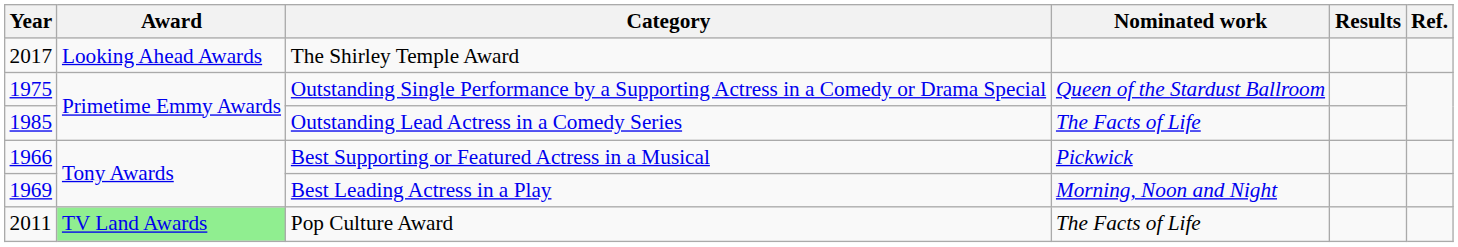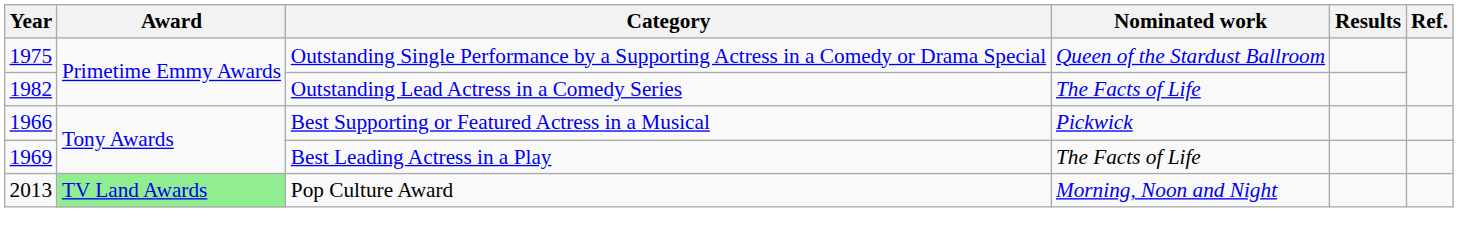- row: (405, 55)
(31, 122) 1985 -> (31, 88) 1982
(1166, 190) Morning, Noon and Night -> (1128, 156) The Facts of Life
(30, 223) 2011 -> (31, 190) 2013
(1128, 223) The Facts of Life -> (1166, 190) Morning, Noon and Night
